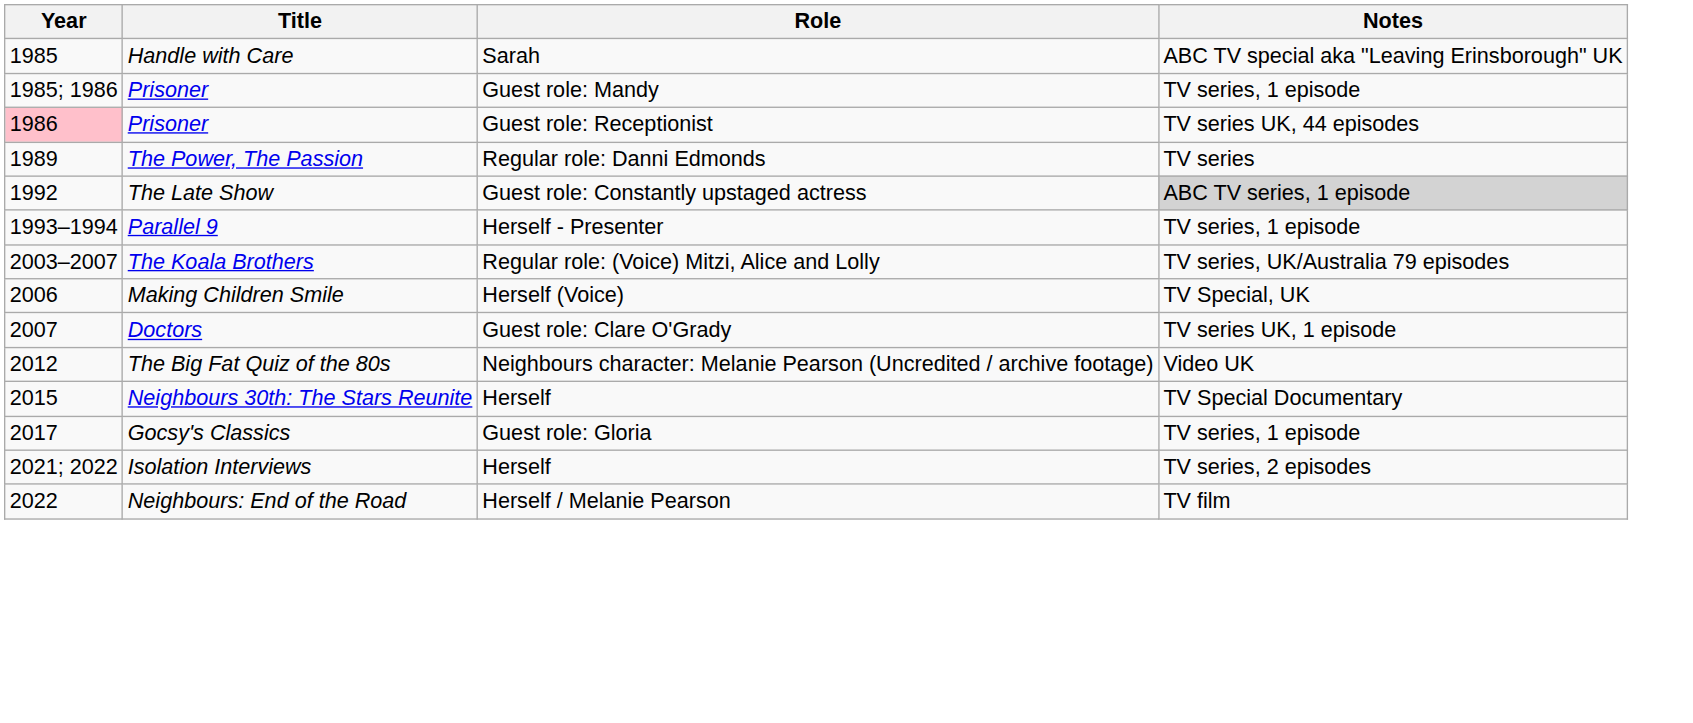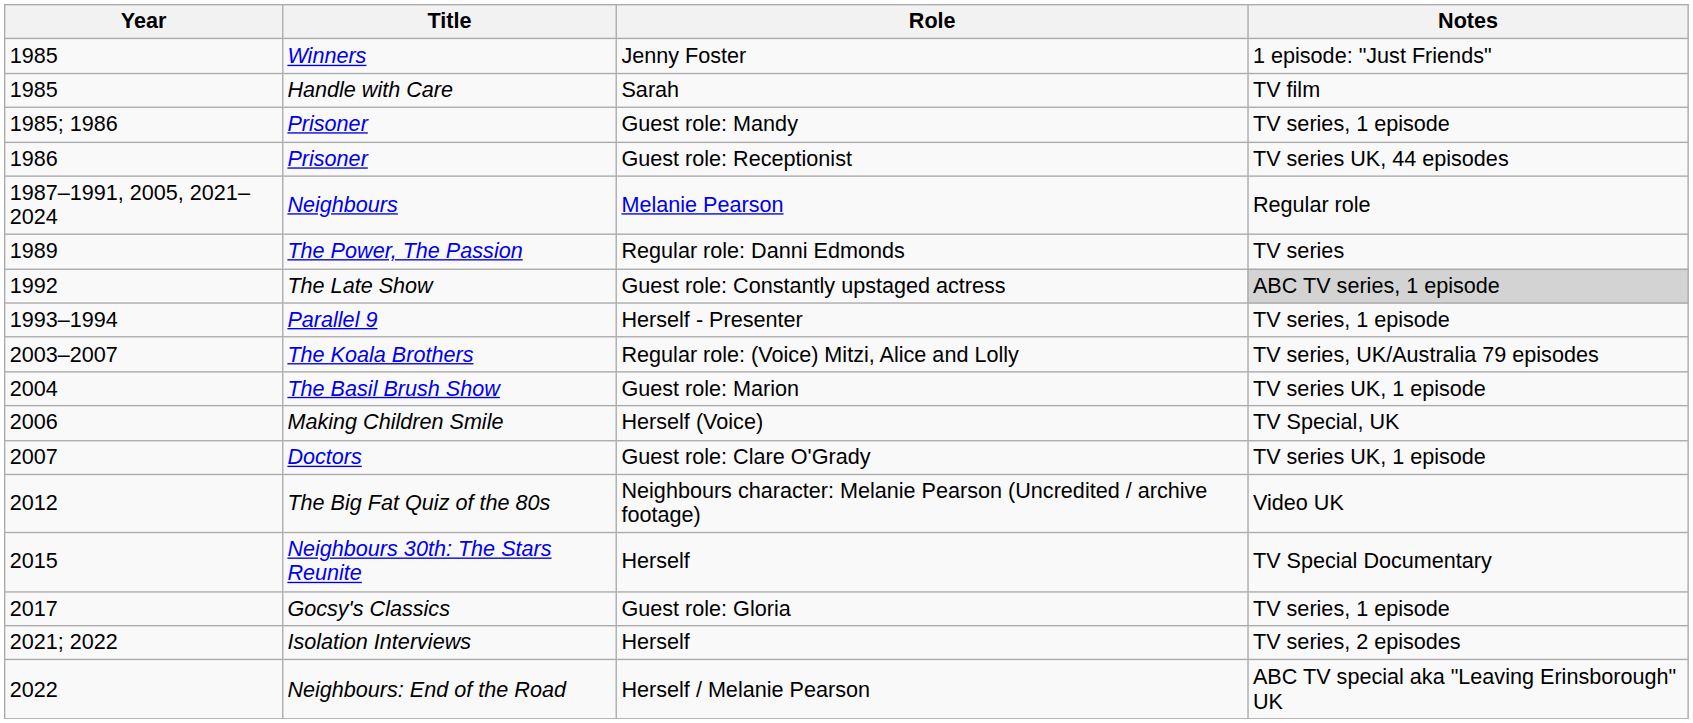+ row: (327, 55)
(1393, 55) ABC TV special aka "Leaving Erinsborough" UK -> (1287, 90) TV film
(34, 124) pink background -> (34, 158) no background
+ row: (343, 205)
+ row: (394, 388)
(1197, 501) TV film -> (1465, 689) ABC TV special aka "Leaving Erinsborough" UK
